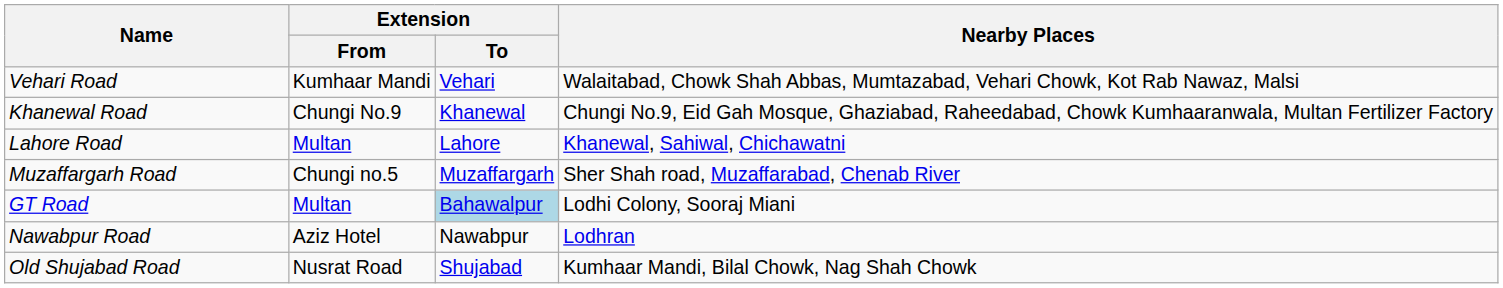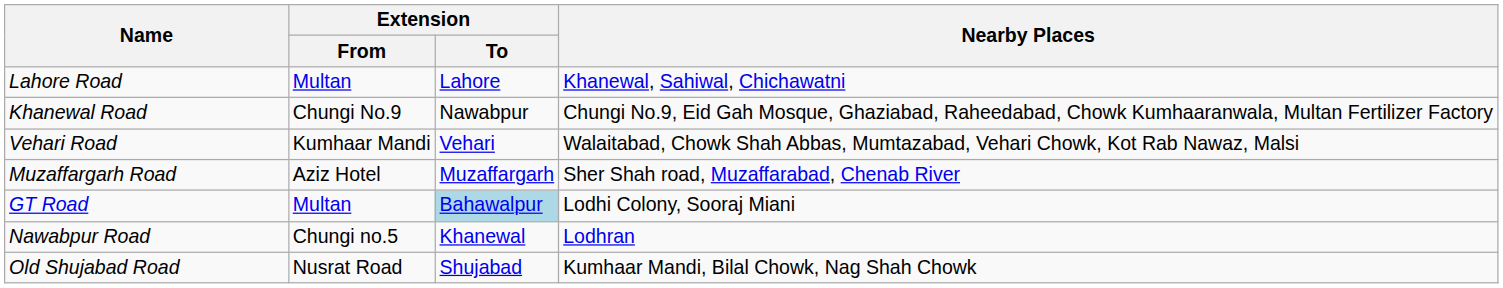rows swapped: (66, 143) <-> (63, 81)
(482, 112) Khanewal -> (484, 112) Nawabpur
(345, 174) Chungi no.5 -> (337, 174) Aziz Hotel
(337, 236) Aziz Hotel -> (345, 236) Chungi no.5
(484, 236) Nawabpur -> (482, 236) Khanewal
